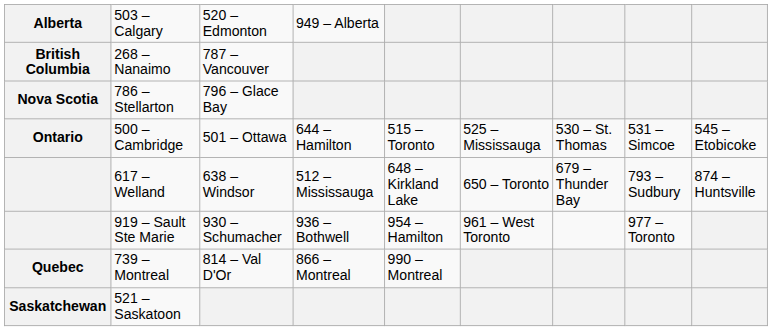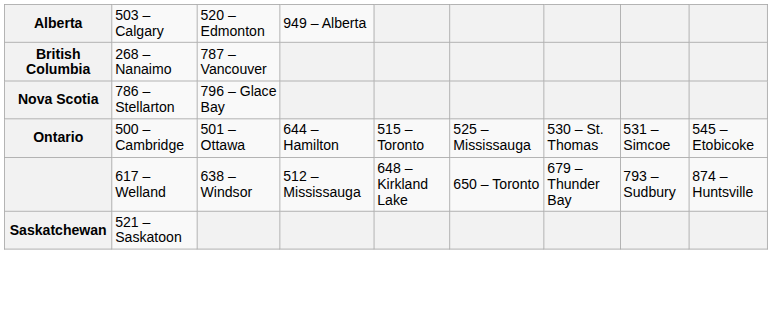- row: (150, 230)
- row: (142, 268)
